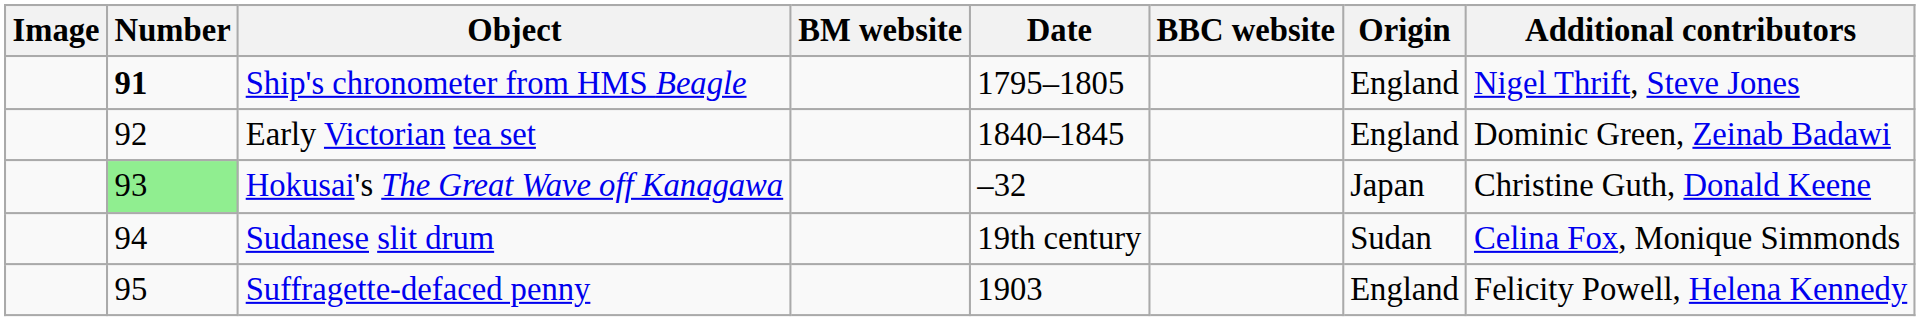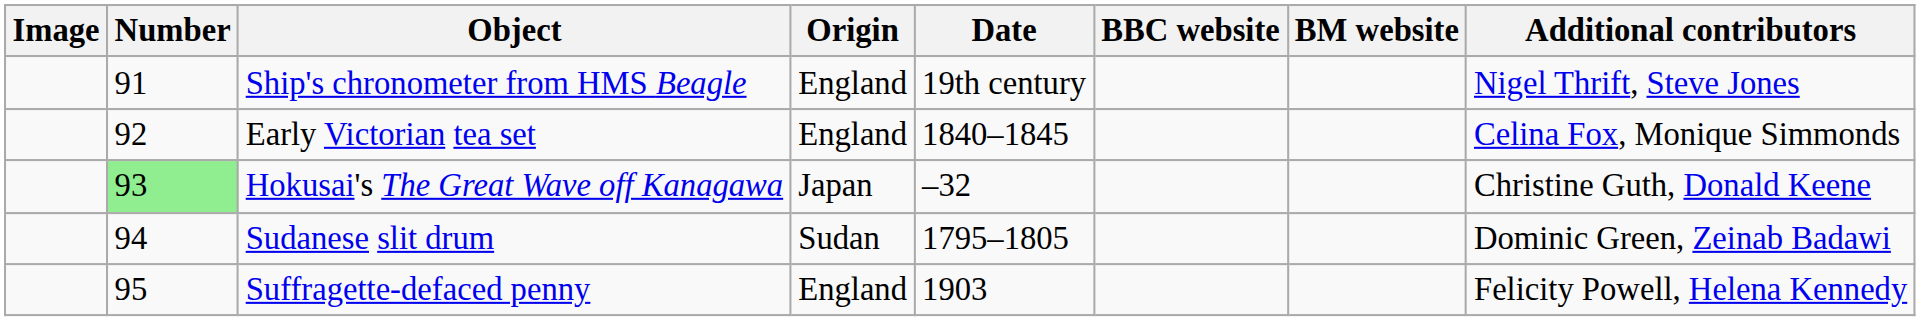columns swapped: (1405, 30) <-> (880, 30)
(131, 82) bold -> (131, 82) normal
(1051, 82) 1795–1805 -> (1004, 82) 19th century
(1682, 133) Dominic Green, Zeinab Badawi -> (1687, 133) Celina Fox, Monique Simmonds
(1059, 237) 19th century -> (996, 237) 1795–1805
(1687, 237) Celina Fox, Monique Simmonds -> (1682, 237) Dominic Green, Zeinab Badawi
